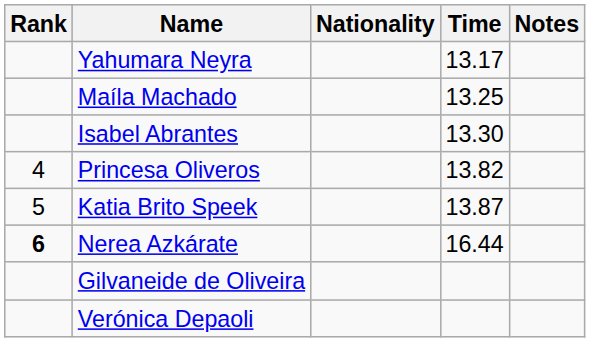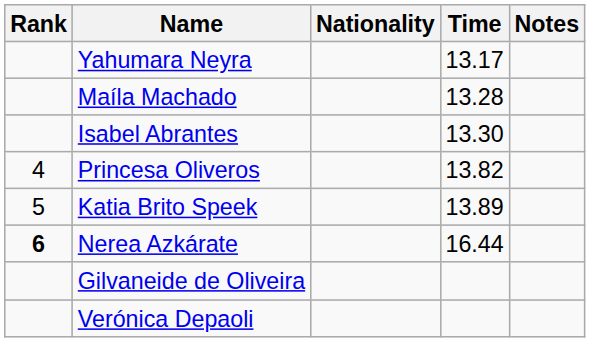(475, 97) 13.25 -> (475, 97) 13.28
(475, 207) 13.87 -> (475, 207) 13.89
